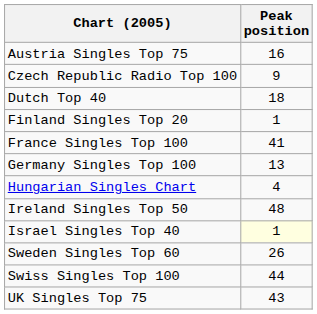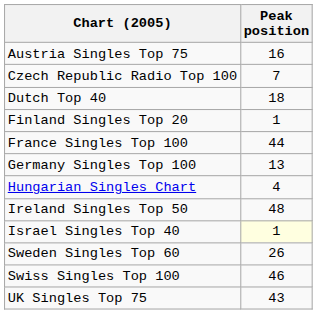(276, 76) 9 -> (276, 76) 7
(276, 143) 41 -> (276, 143) 44
(276, 276) 44 -> (276, 276) 46
